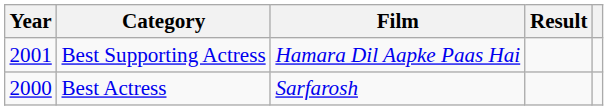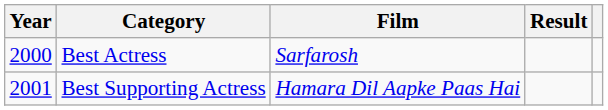rows swapped: (114, 88) <-> (164, 54)
